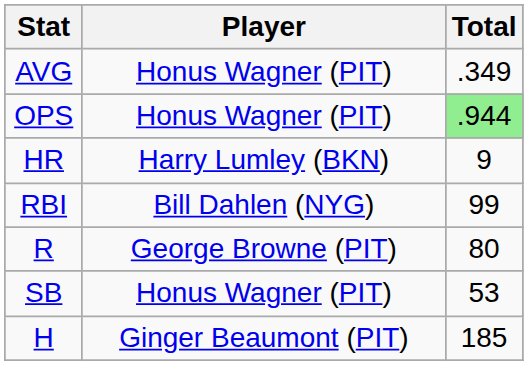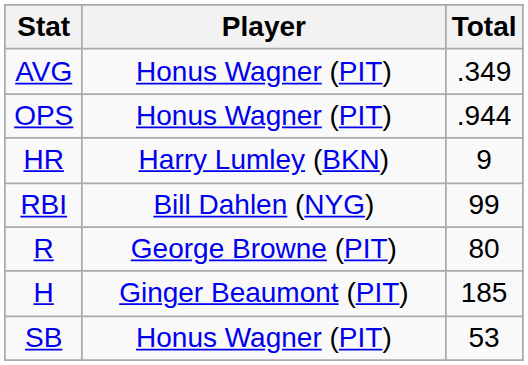(484, 115) lightgreen background -> (484, 115) no background
rows swapped: (44, 337) <-> (44, 293)
